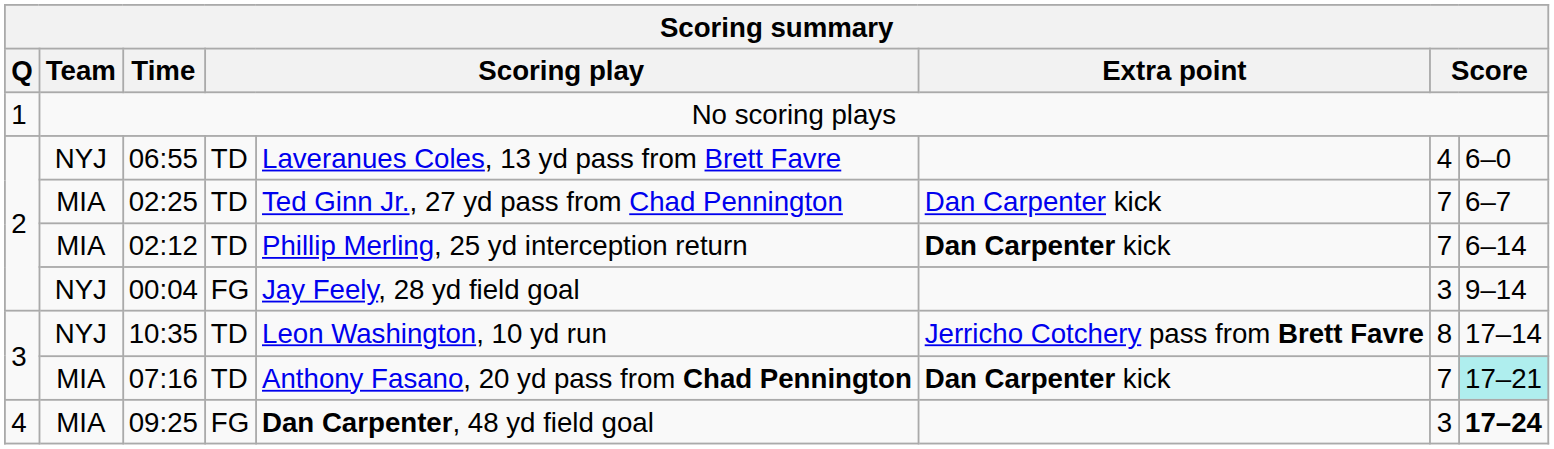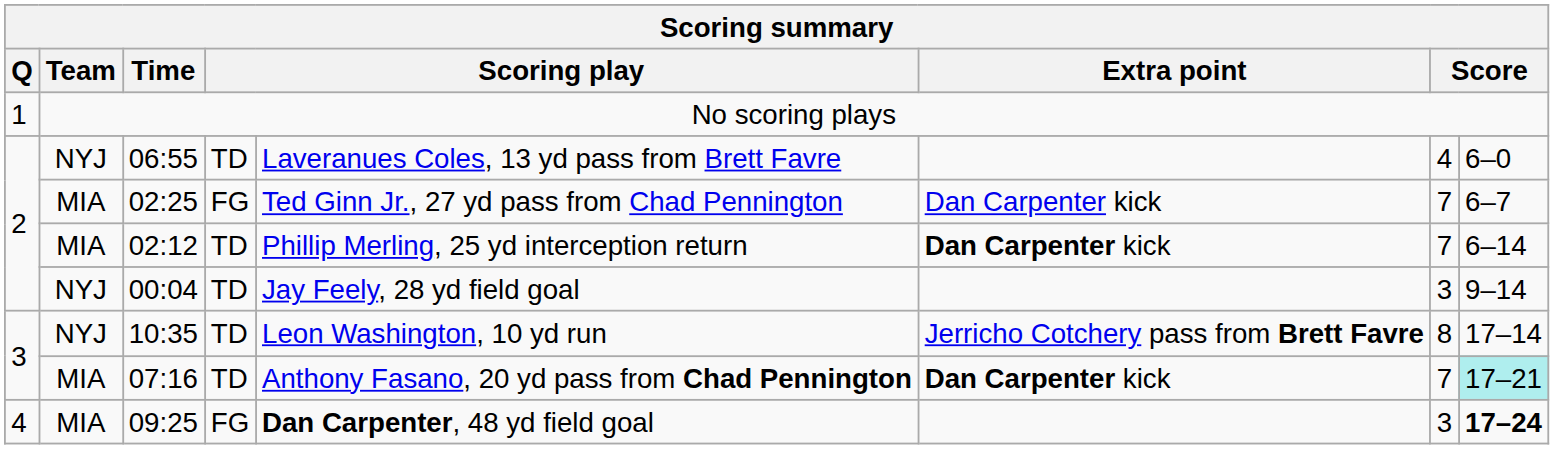(229, 202) TD -> (230, 202) FG
(230, 290) FG -> (229, 290) TD
